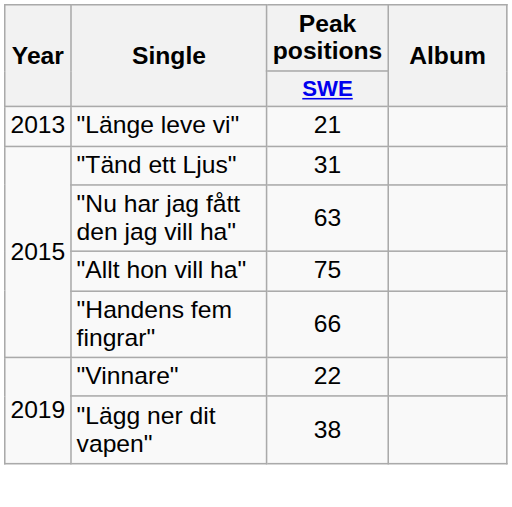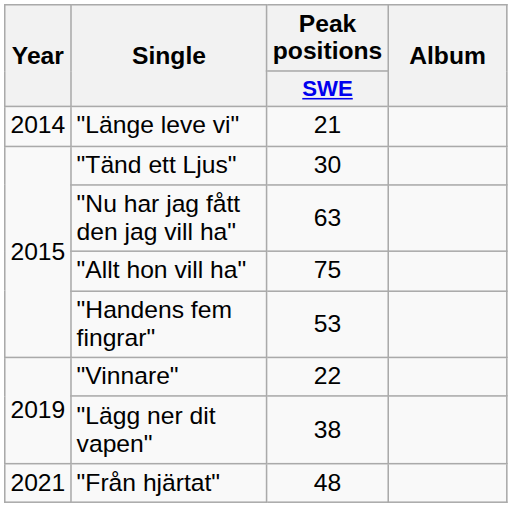(38, 125) 2013 -> (38, 125) 2014
(328, 164) 31 -> (328, 164) 30
(328, 323) 66 -> (328, 323) 53
+ row: (148, 482)
